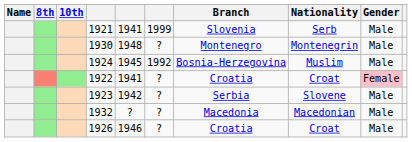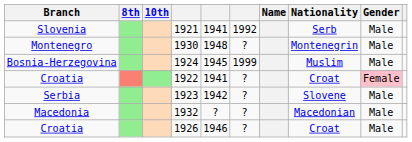columns swapped: (19, 13) <-> (231, 13)
(159, 29) 1999 -> (245, 29) 1992
(159, 62) 1992 -> (245, 62) 1999
